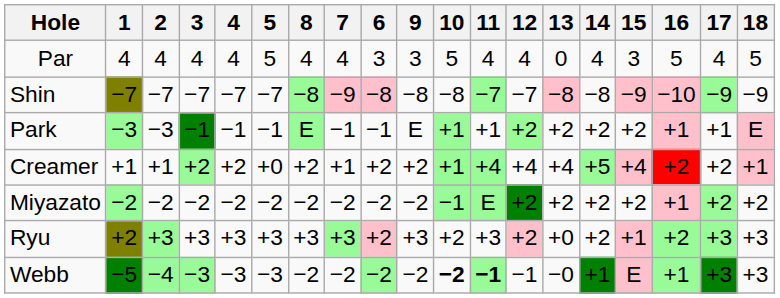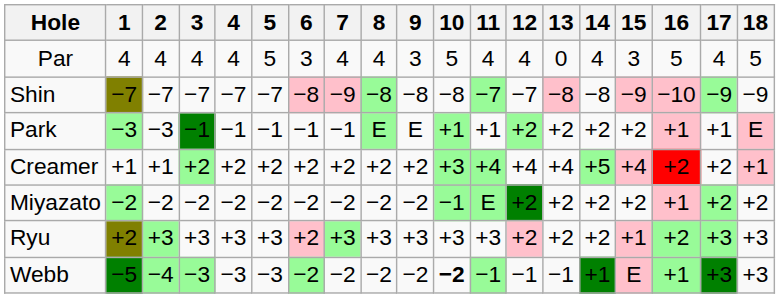columns swapped: (379, 22) <-> (306, 22)
(270, 166) +0 -> (270, 166) +2
(343, 166) +1 -> (343, 166) +2
(452, 166) +1 -> (452, 166) +3
(452, 238) +2 -> (452, 238) +3
(561, 238) +0 -> (561, 238) +2
(488, 274) bold -> (488, 274) normal
(561, 274) −0 -> (561, 274) −1
